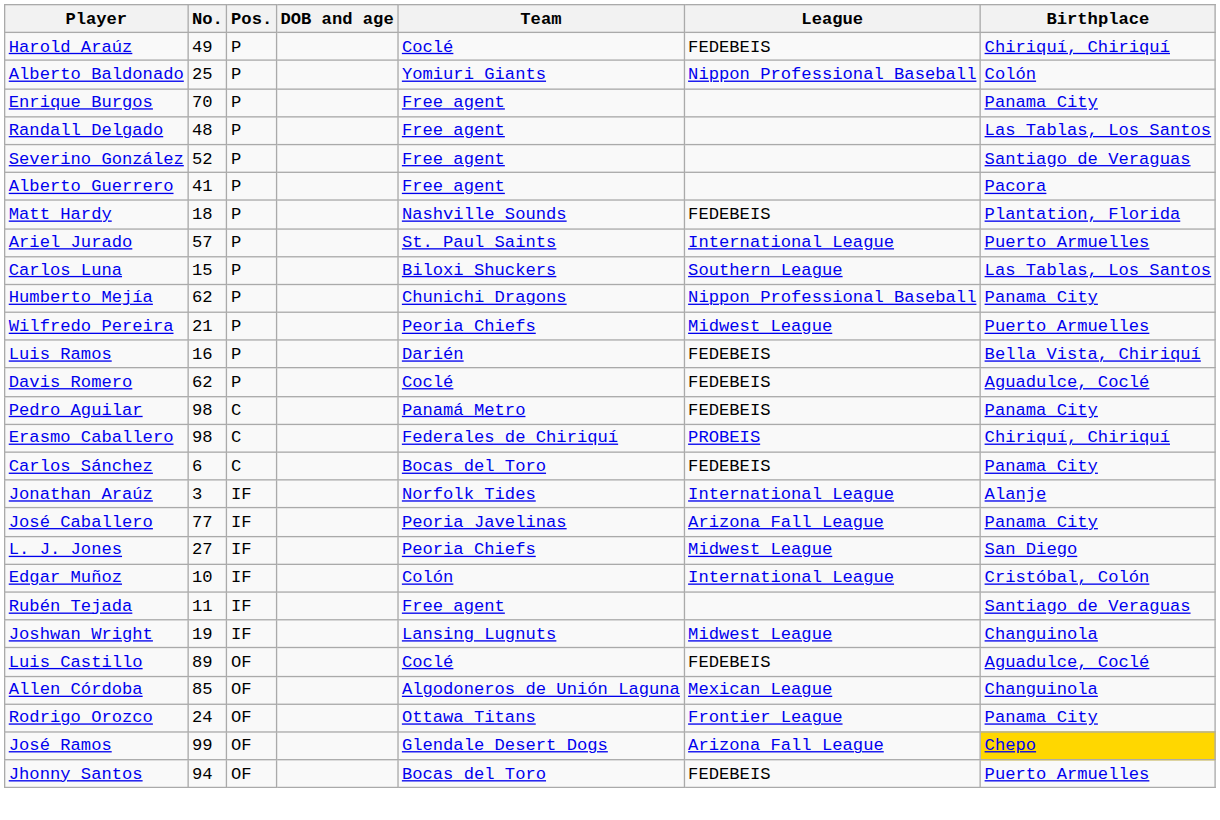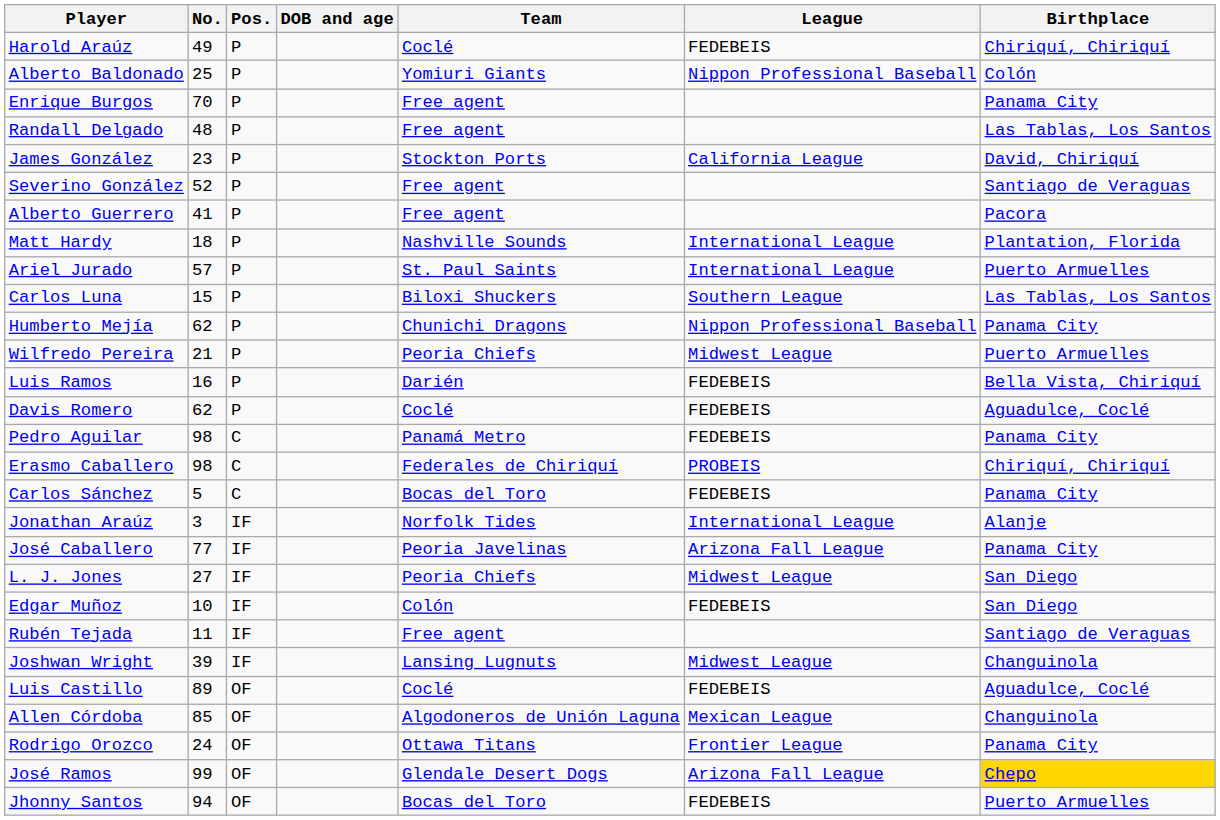+ row: (81, 158)
(729, 214) FEDEBEIS -> (791, 242) International League
(197, 466) 6 -> (197, 494) 5
(791, 578) International League -> (729, 606) FEDEBEIS
(1067, 578) Cristóbal, Colón -> (1031, 606) San Diego
(202, 634) 19 -> (202, 662) 39
